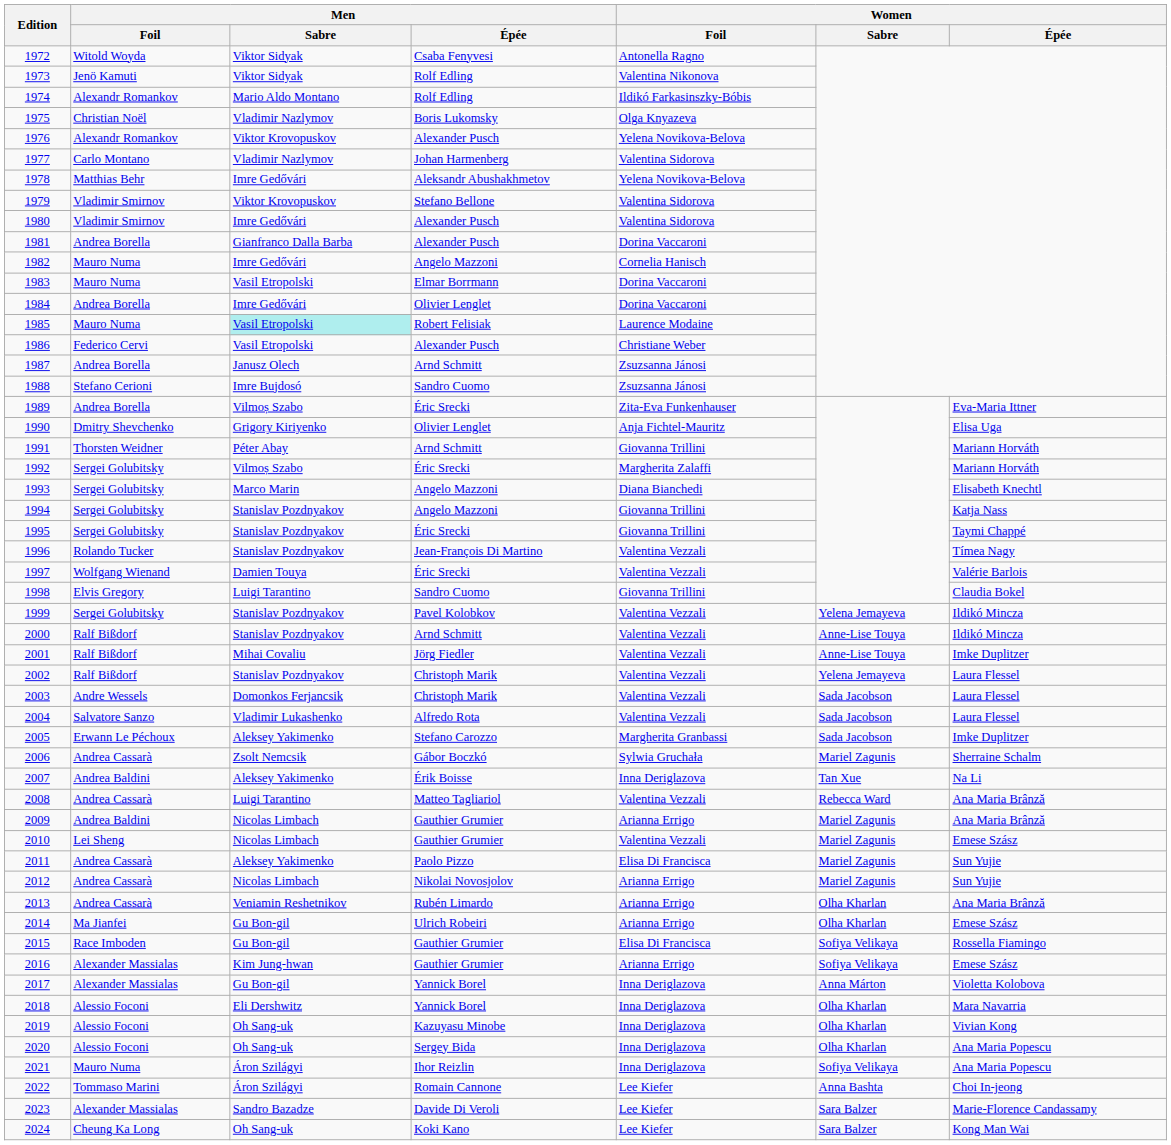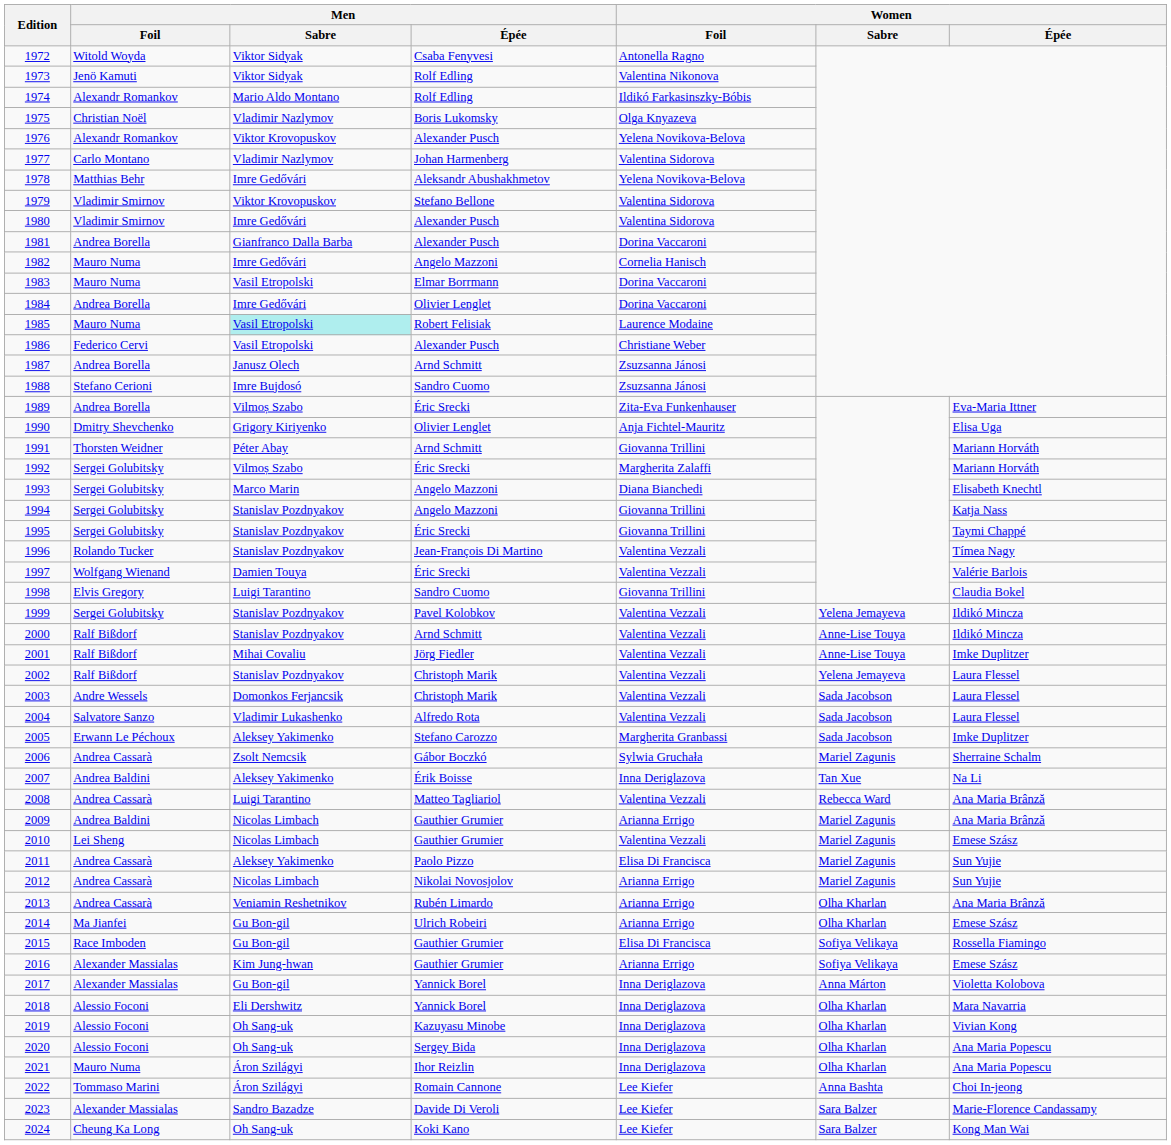(858, 1067) Sofiya Velikaya -> (852, 1067) Olha Kharlan
